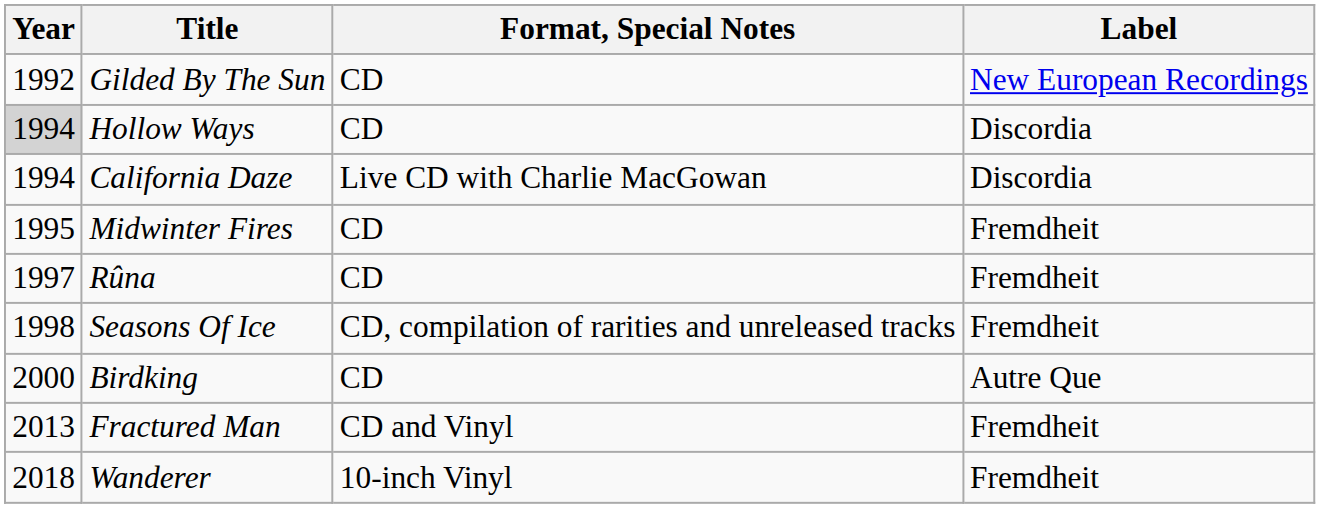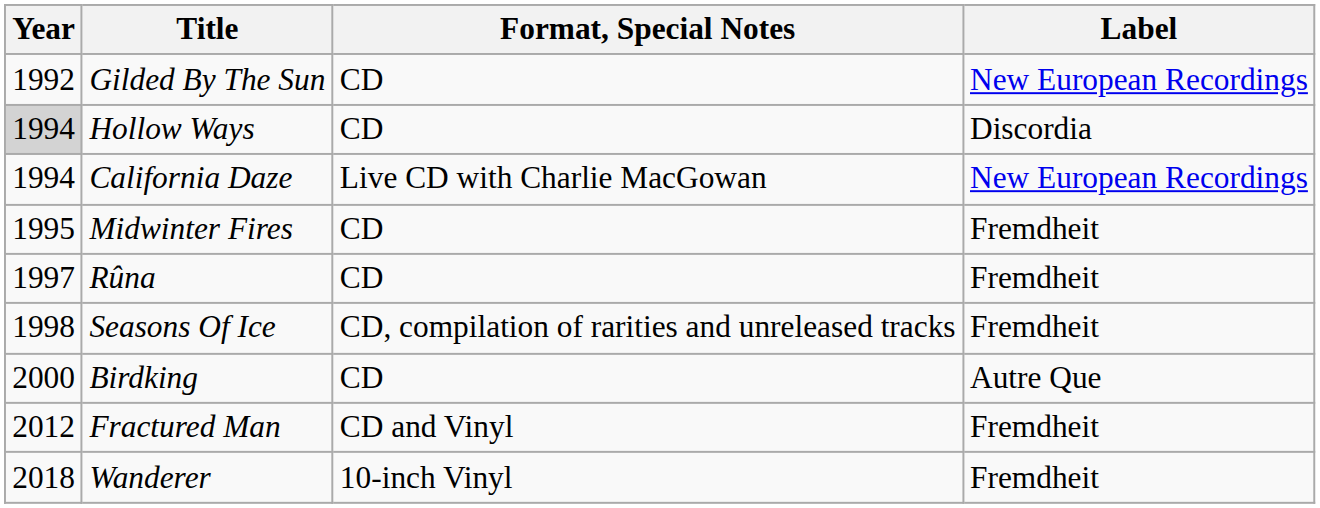(1031, 178) Discordia -> (1139, 178) New European Recordings
(44, 427) 2013 -> (44, 427) 2012
